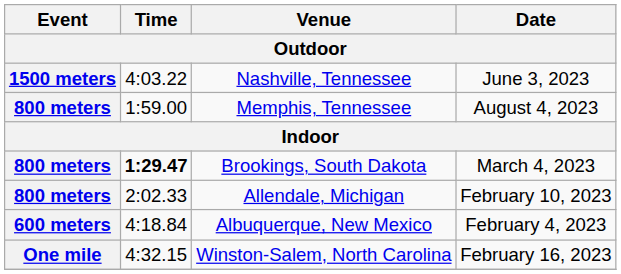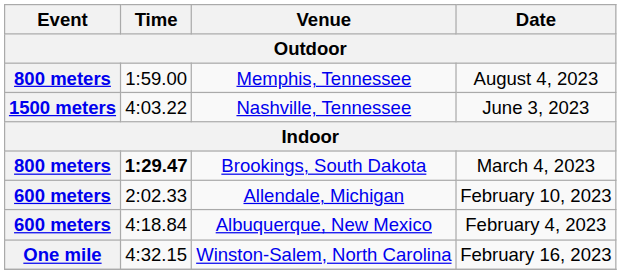rows swapped: (324, 108) <-> (324, 78)
(62, 196) 800 meters -> (62, 196) 600 meters
